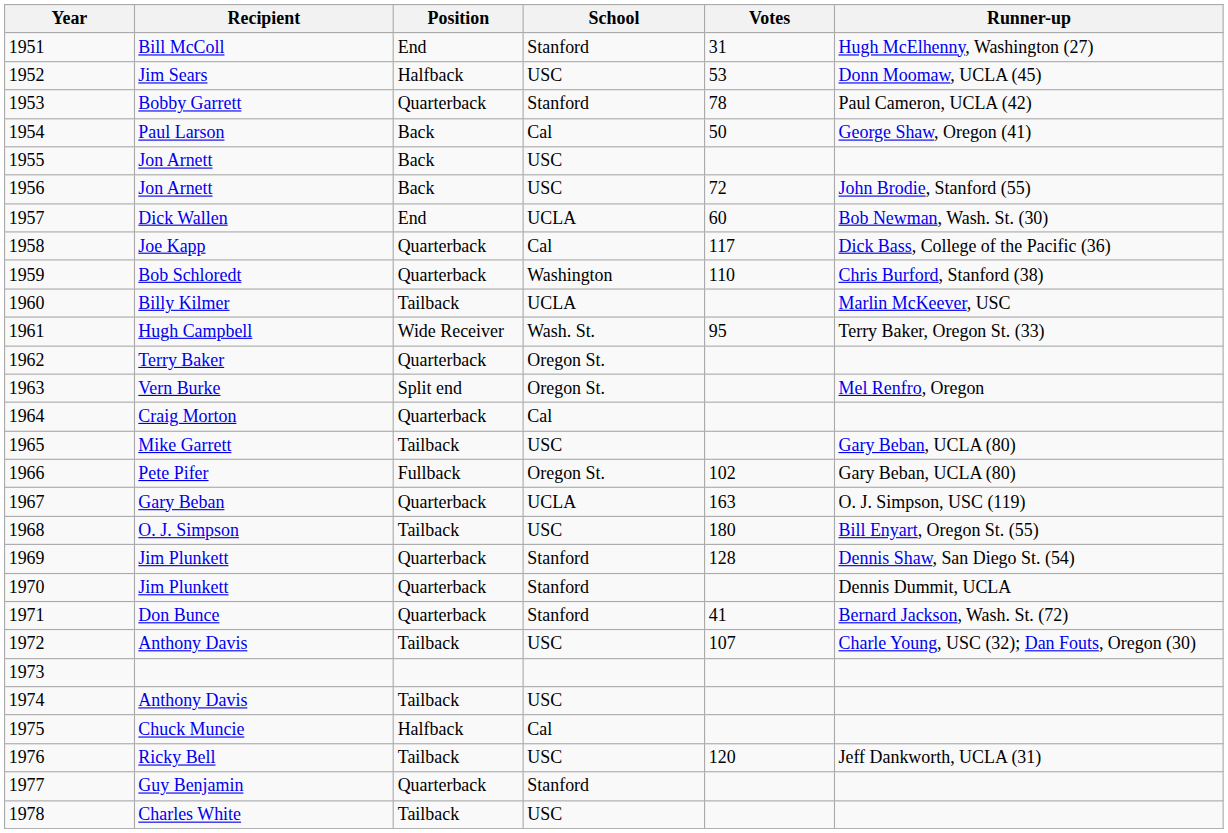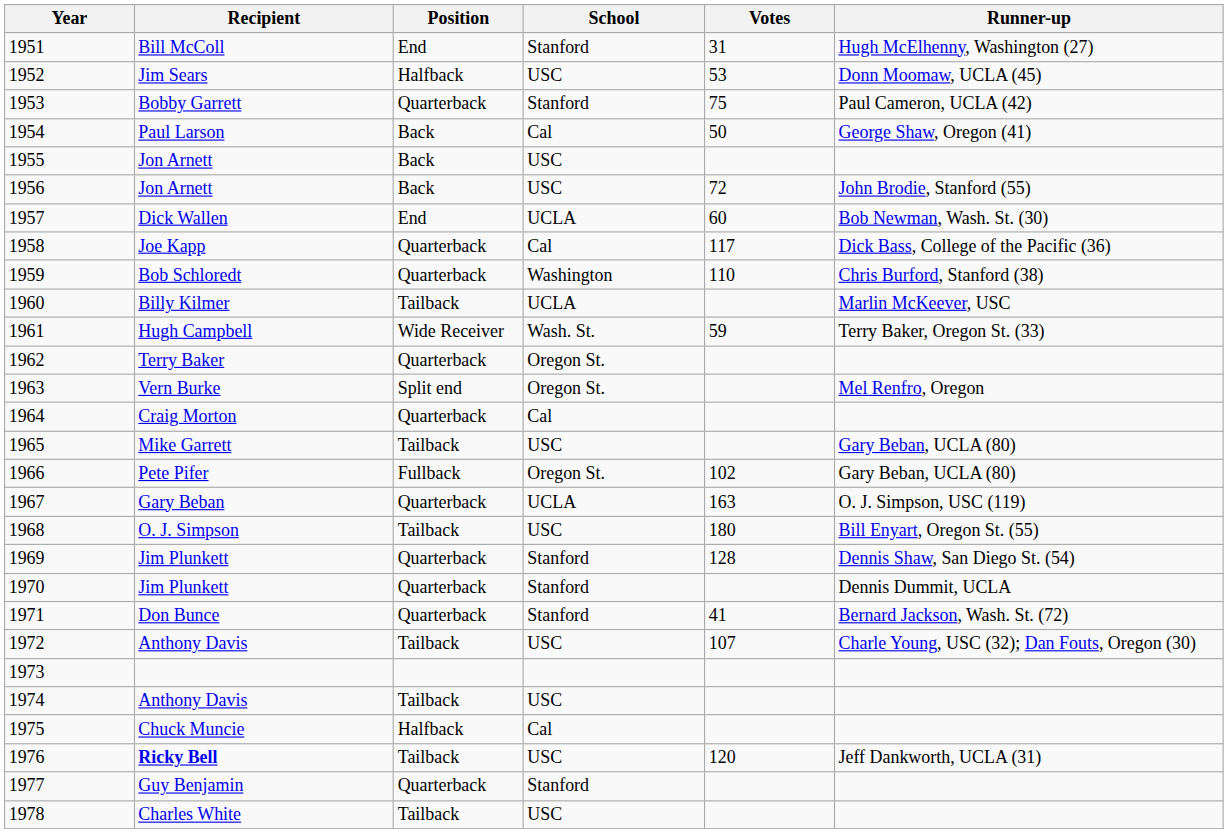(718, 103) 78 -> (718, 103) 75
(718, 331) 95 -> (718, 331) 59
(177, 757) normal -> (178, 757) bold
